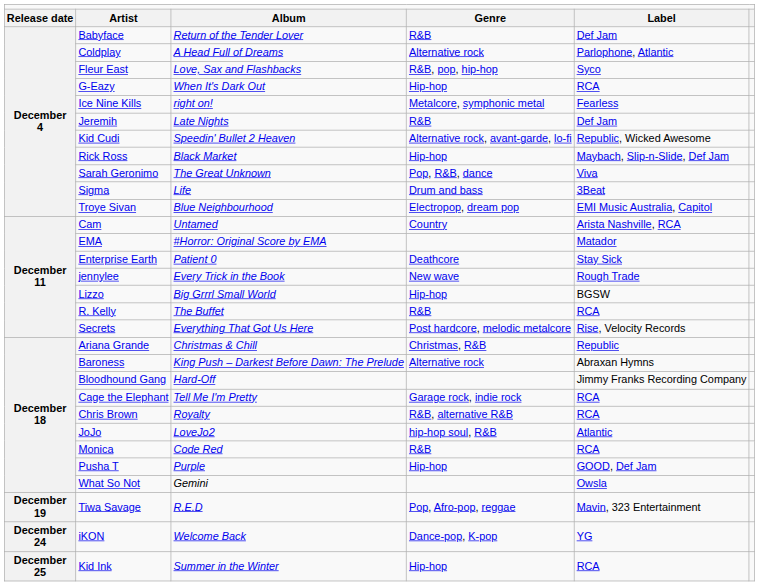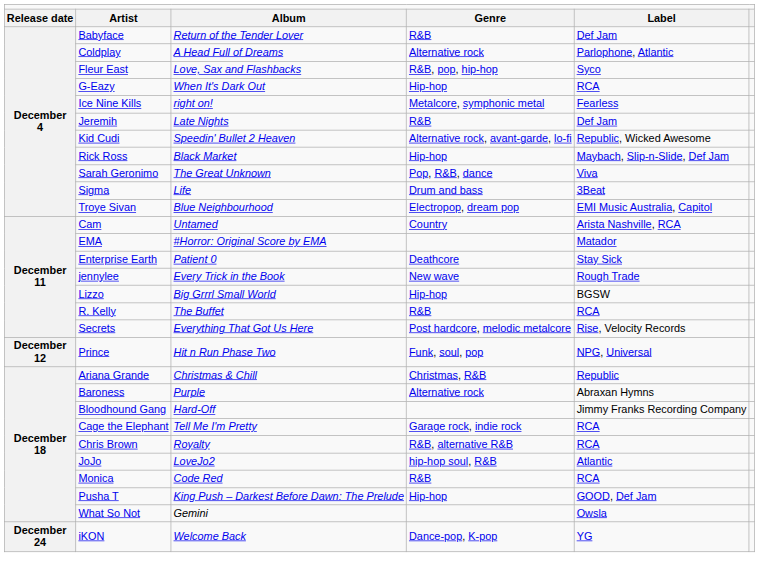+ row: (94, 352)
(289, 363) King Push – Darkest Before Dawn: The Prelude -> (189, 392) Purple
(189, 466) Purple -> (289, 496) King Push – Darkest Before Dawn: The Prelude
- row: (110, 507)
- row: (95, 566)
